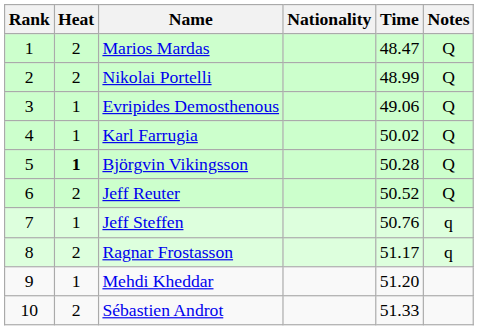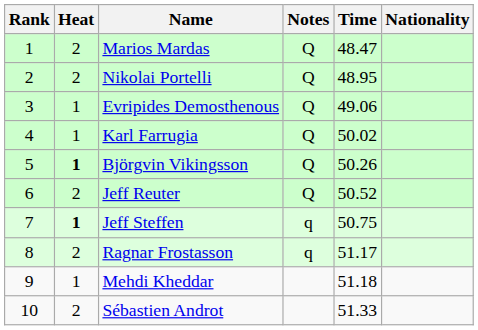columns swapped: (329, 19) <-> (449, 19)
(399, 77) 48.99 -> (357, 77) 48.95
(399, 164) 50.28 -> (357, 164) 50.26
(76, 222) normal -> (76, 222) bold
(399, 222) 50.76 -> (357, 222) 50.75
(399, 280) 51.20 -> (357, 280) 51.18
